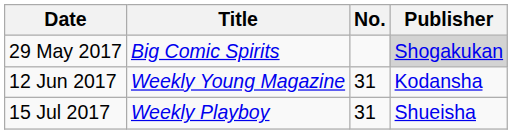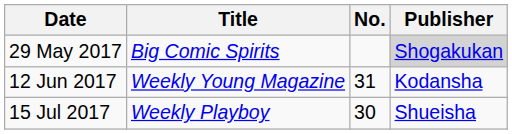(365, 112) 31 -> (365, 112) 30
